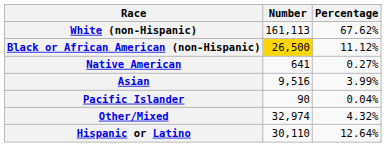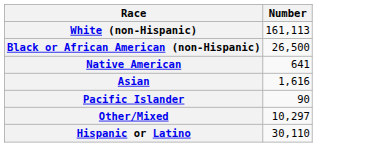- column: (347, 13)
(291, 47) gold background -> (291, 47) no background
(294, 82) 9,516 -> (294, 82) 1,616
(291, 116) 32,974 -> (291, 116) 10,297
